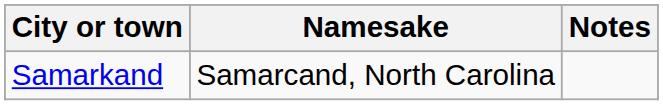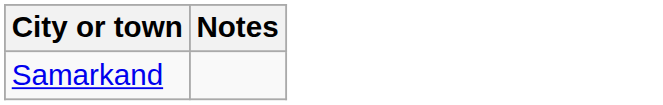- column: (376, 27)
